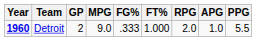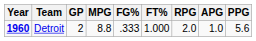(104, 29) 9.0 -> (104, 29) 8.8
(242, 29) 5.5 -> (242, 29) 5.6
